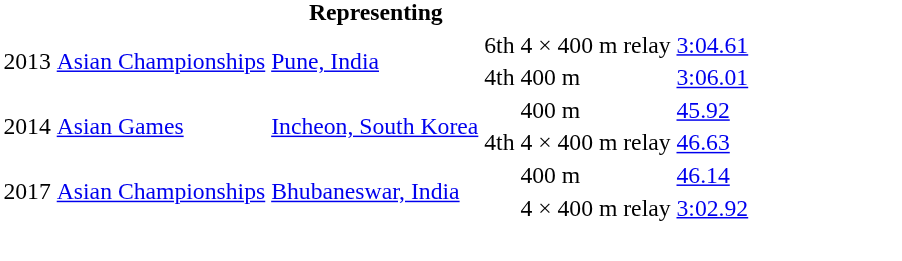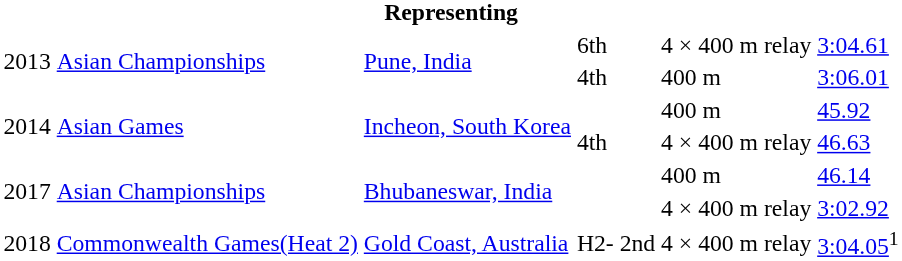+ row: (27, 243)
